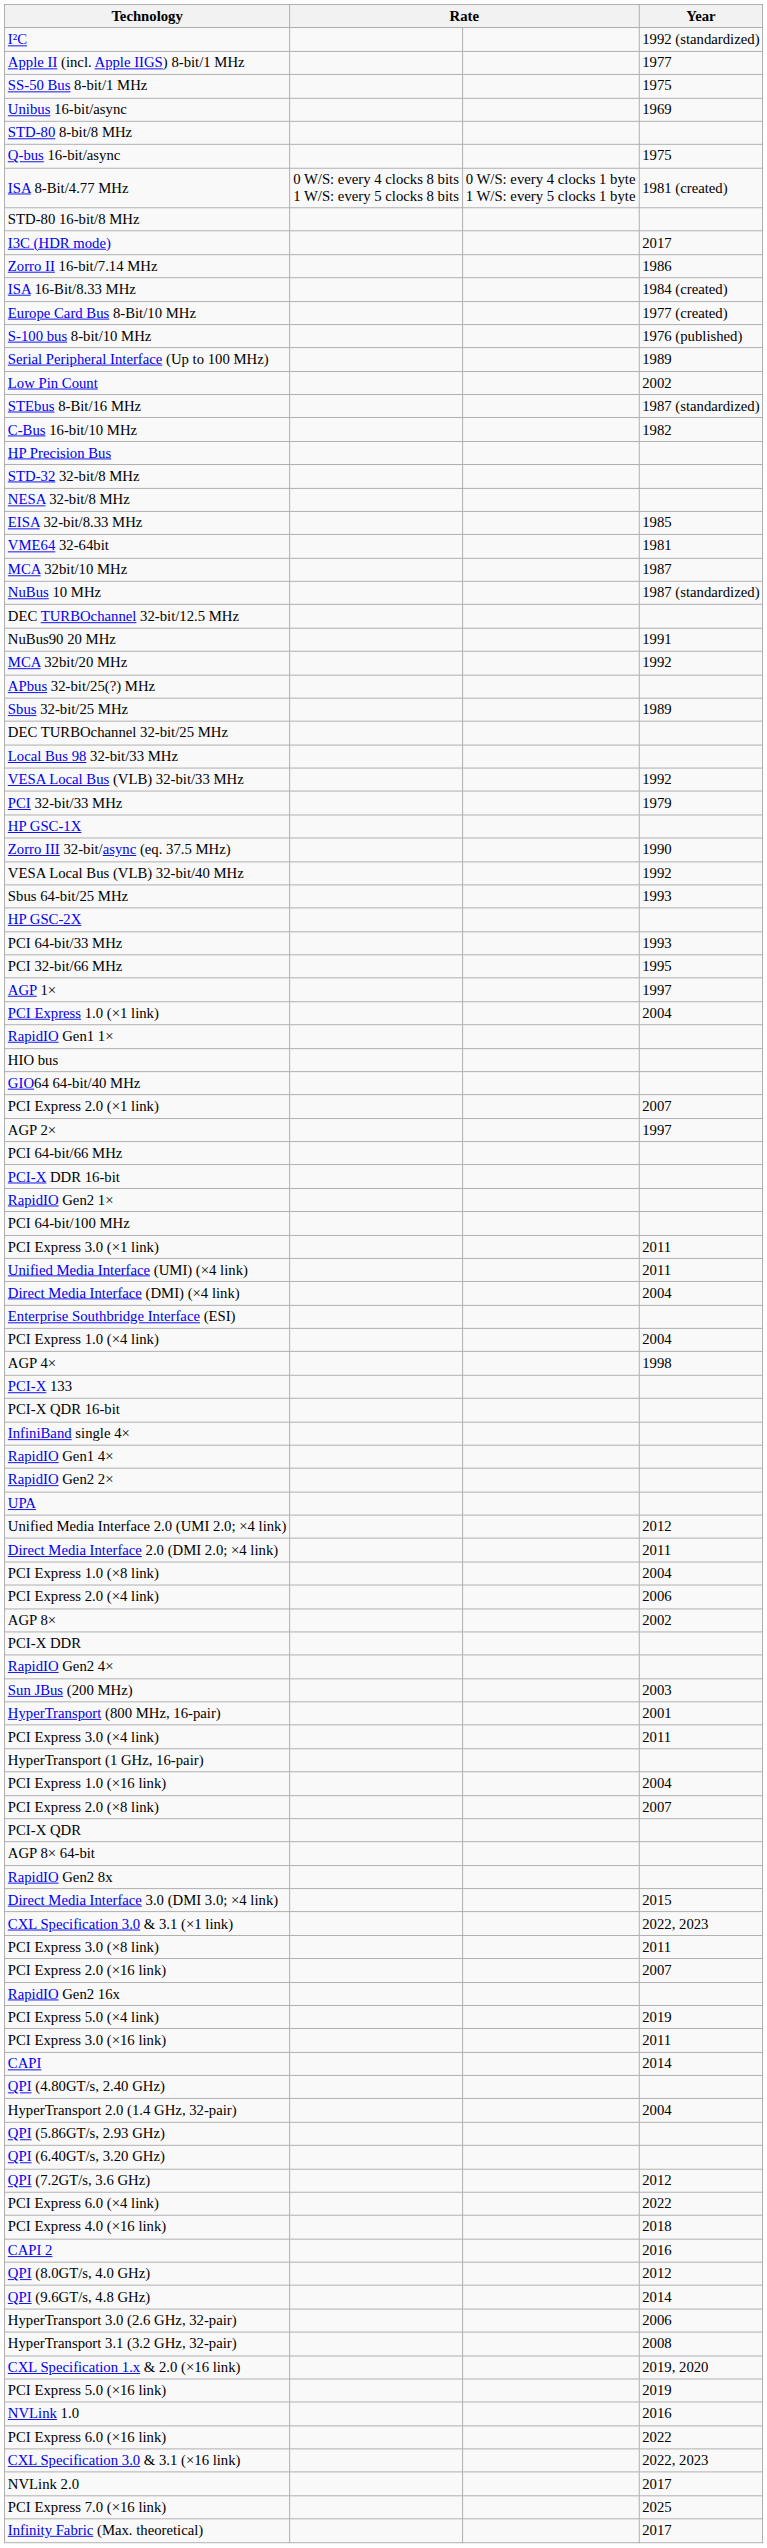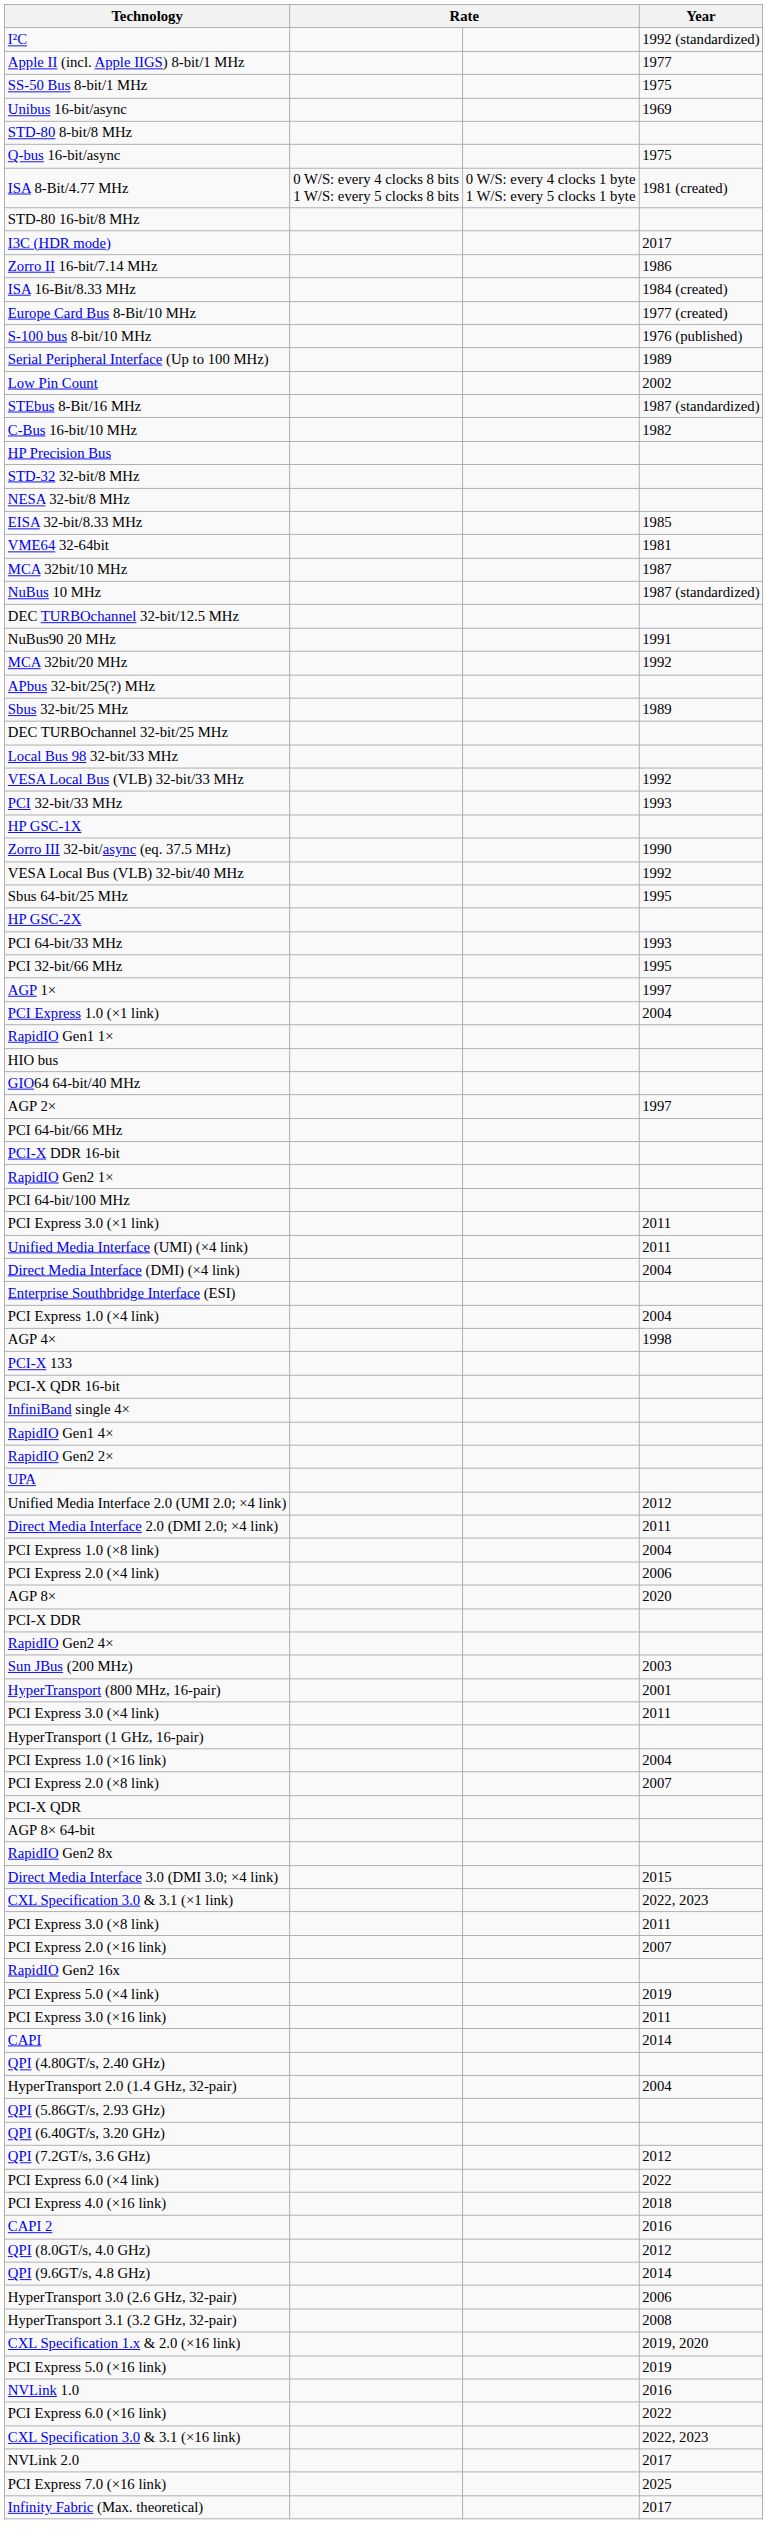(657, 803) 1979 -> (657, 803) 1993
(657, 896) 1993 -> (657, 896) 1995
- row: (83, 1106)
(657, 1620) 2002 -> (657, 1596) 2020
